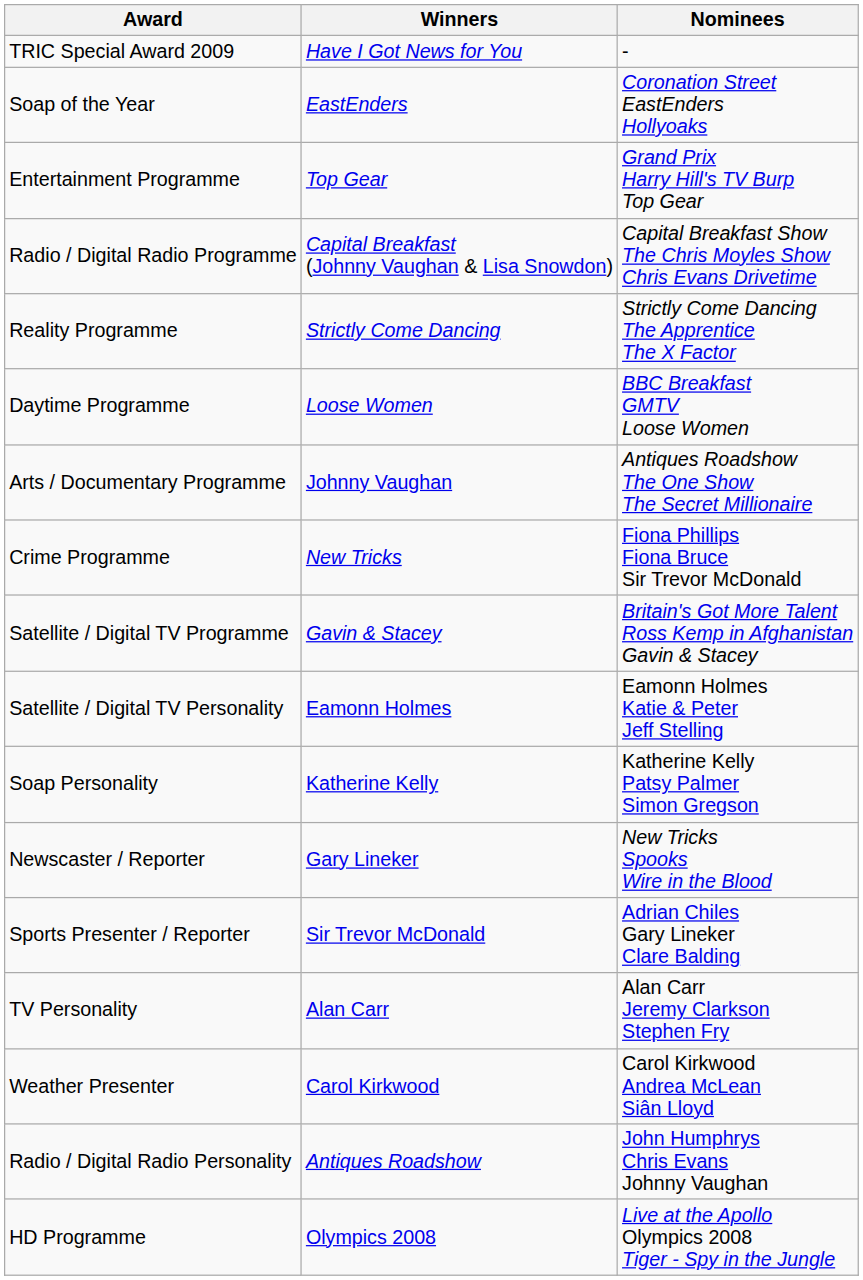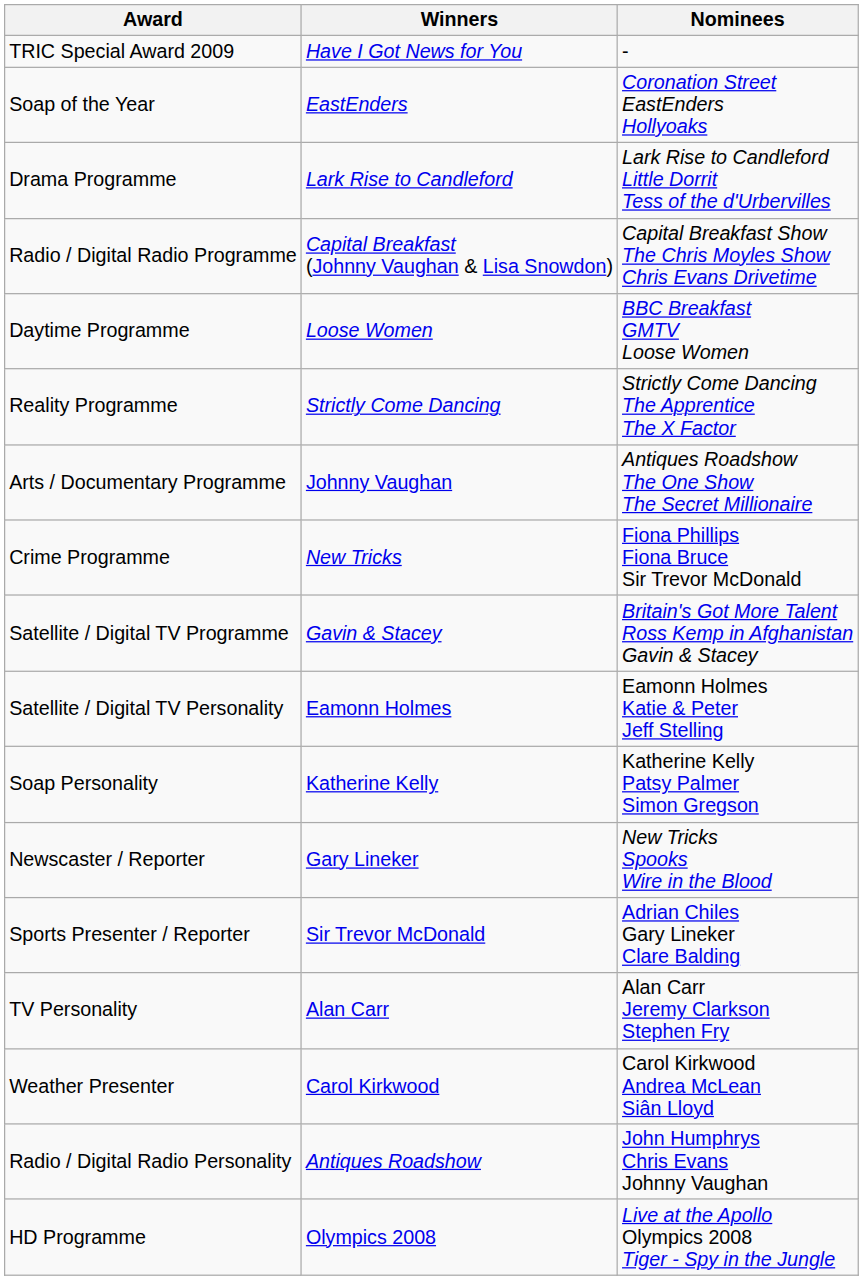- row: (125, 180)
+ row: (93, 180)
rows swapped: (99, 406) <-> (93, 331)
